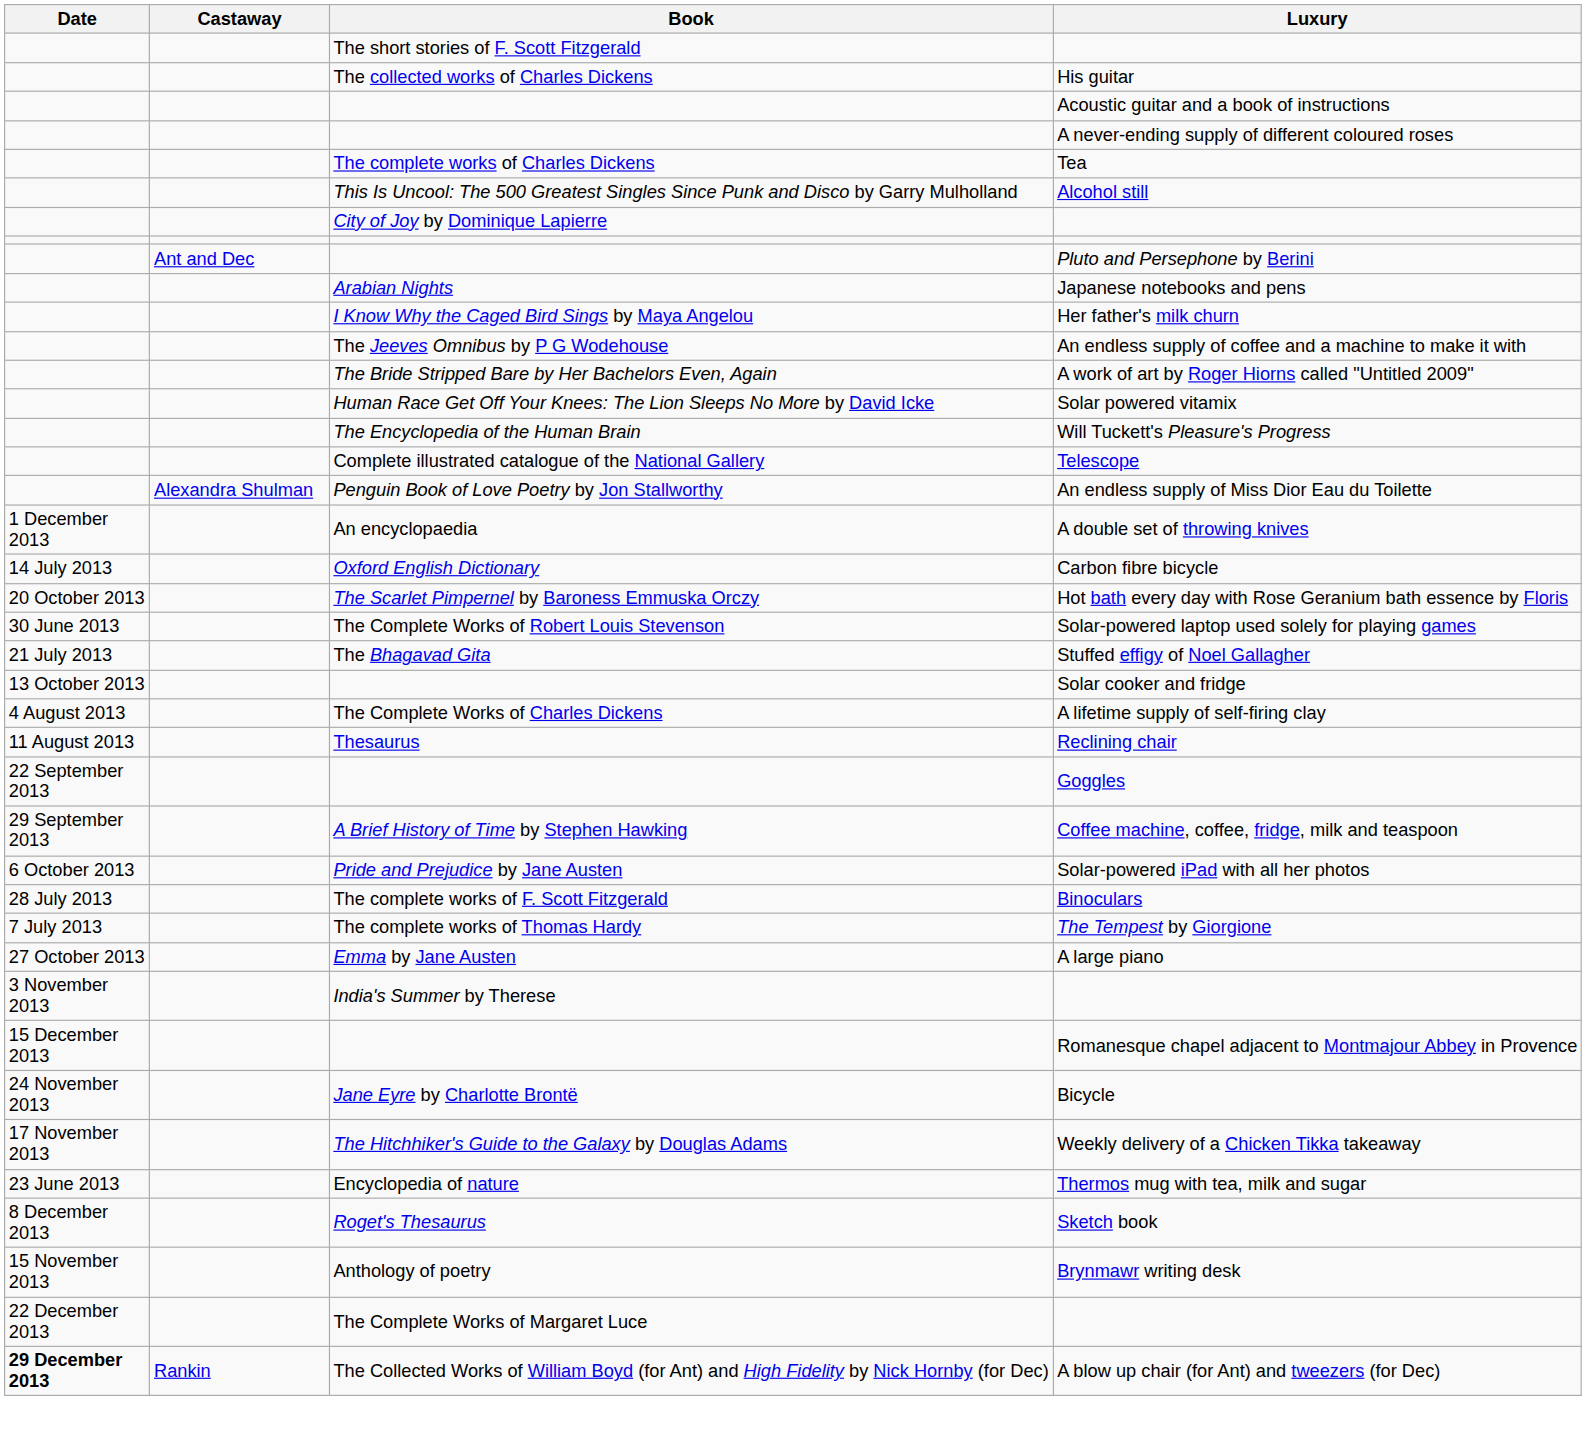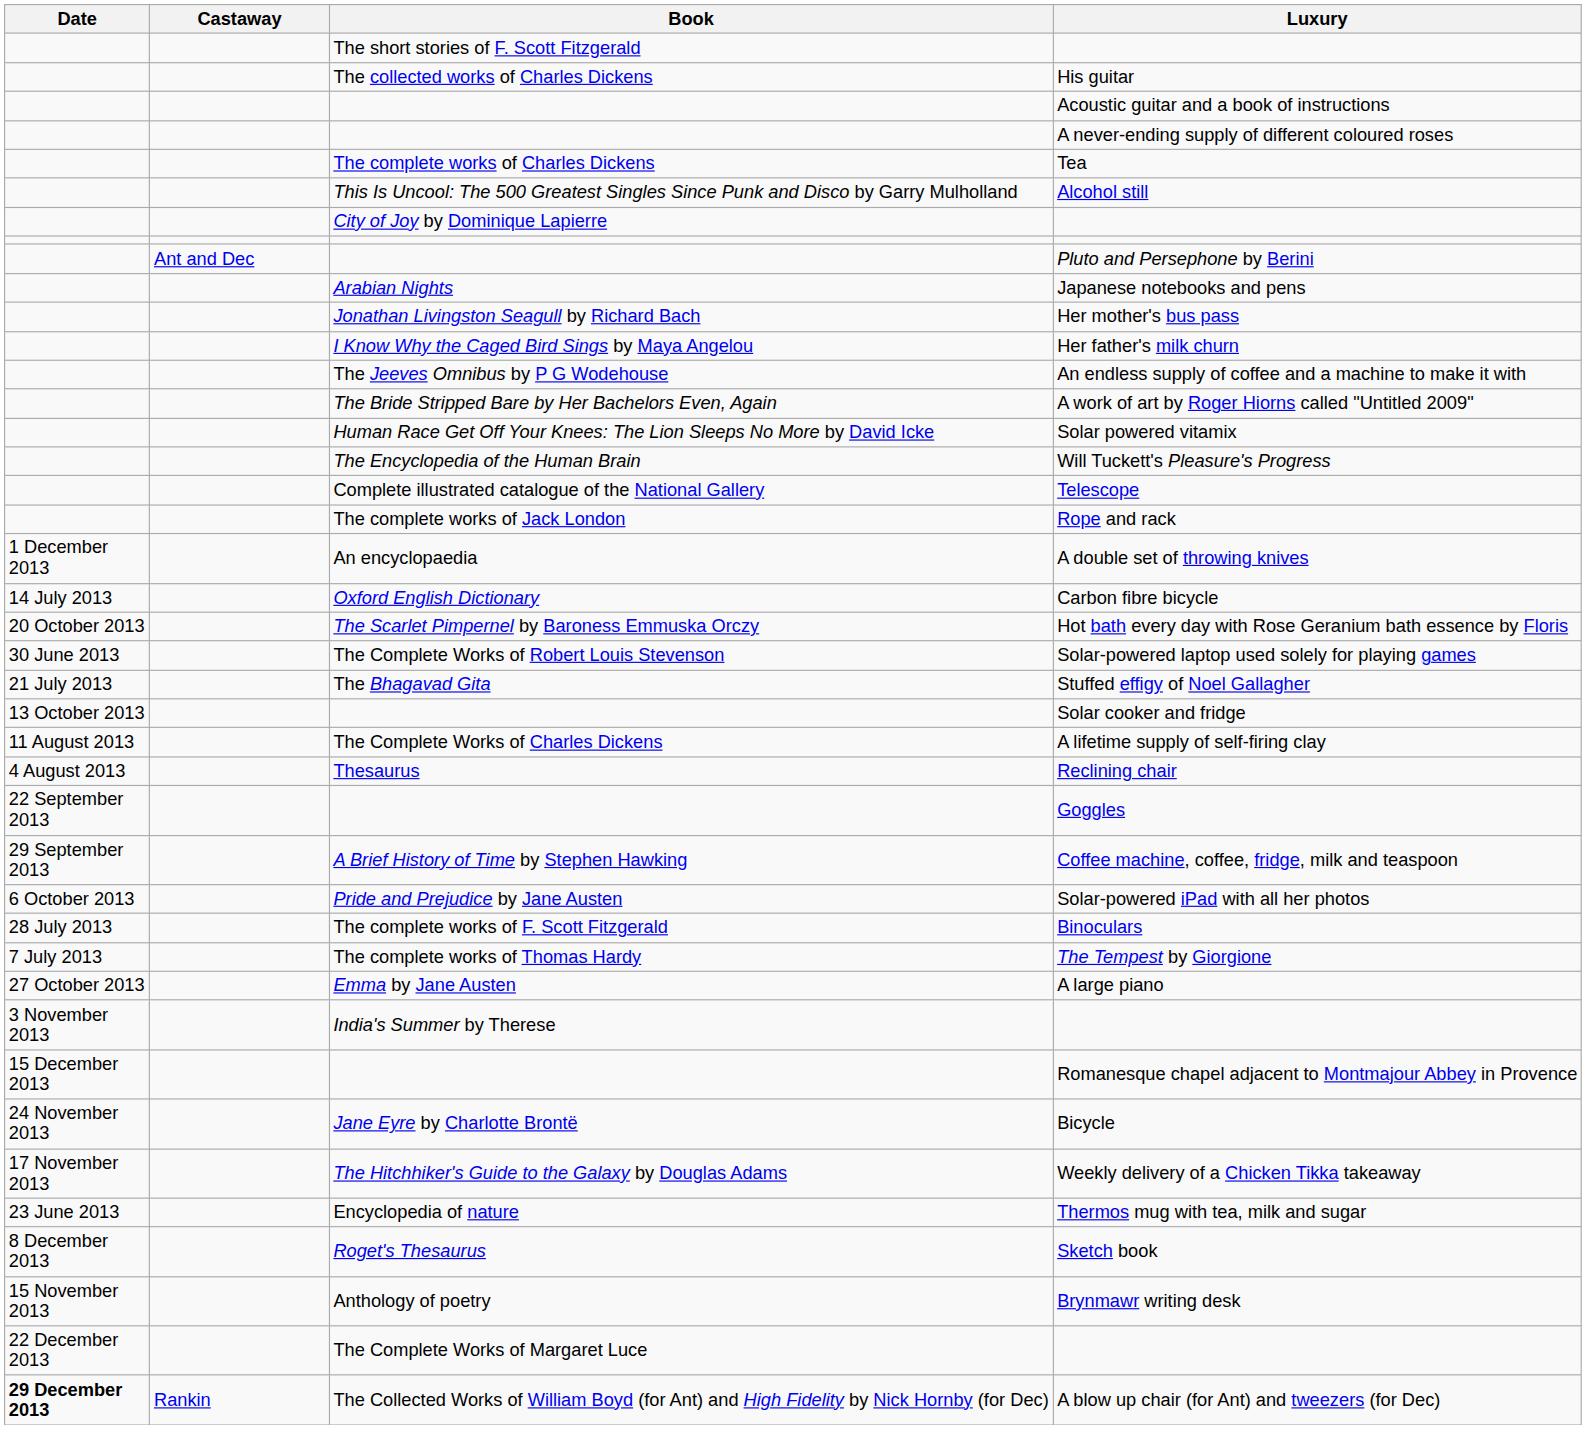+ row: (517, 316)
+ row: (479, 519)
- row: (528, 490)
(67, 713) 4 August 2013 -> (71, 742) 11 August 2013
(71, 742) 11 August 2013 -> (67, 771) 4 August 2013
